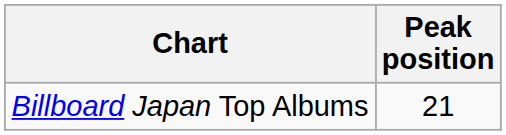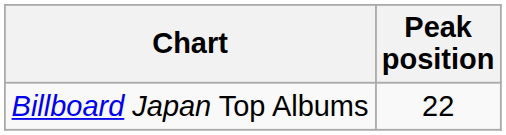(438, 105) 21 -> (438, 105) 22
